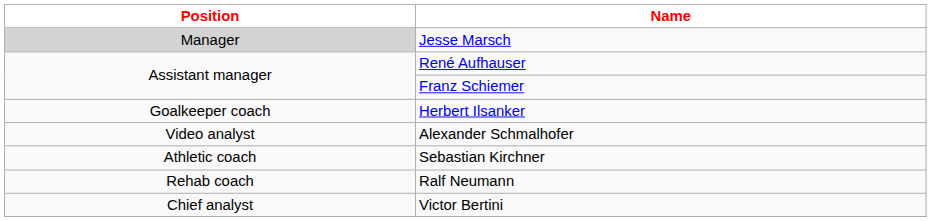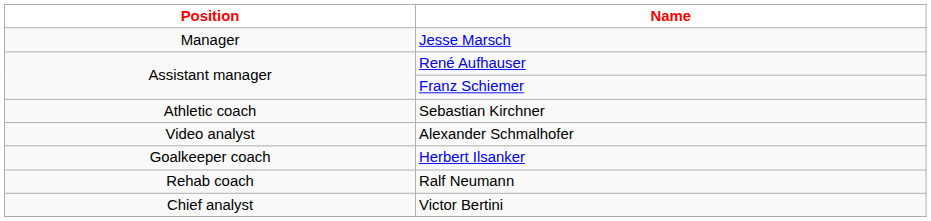(210, 39) lightgrey background -> (210, 39) no background
rows swapped: (472, 110) <-> (482, 157)
